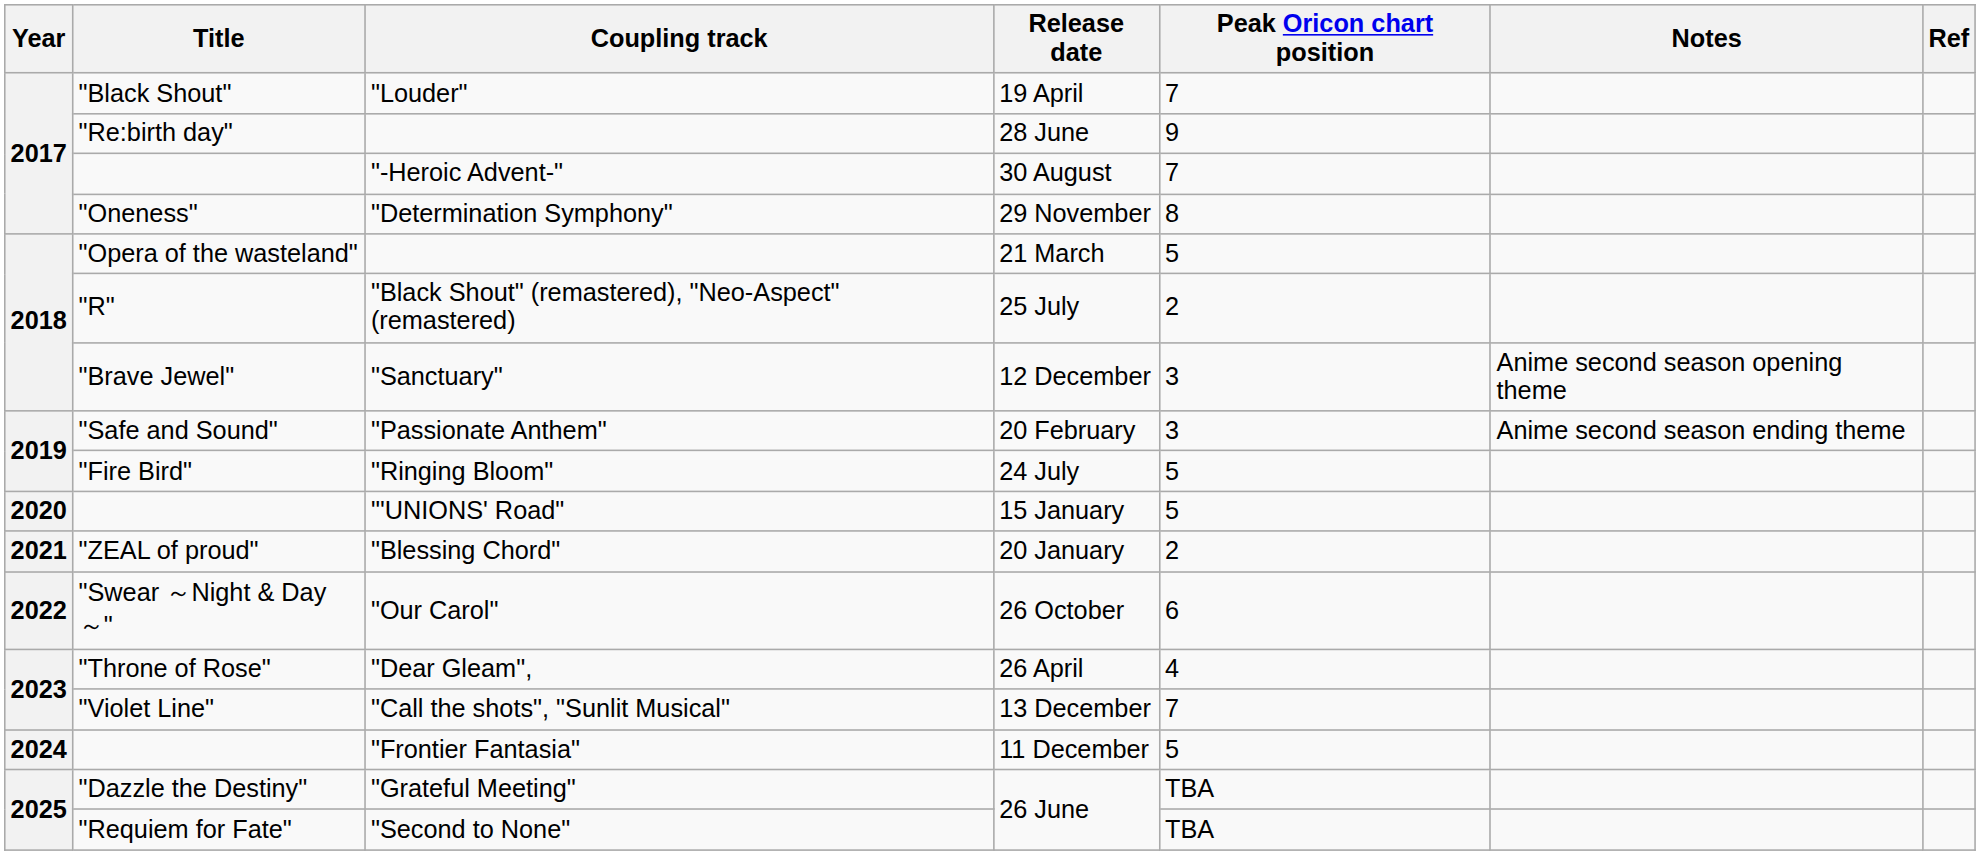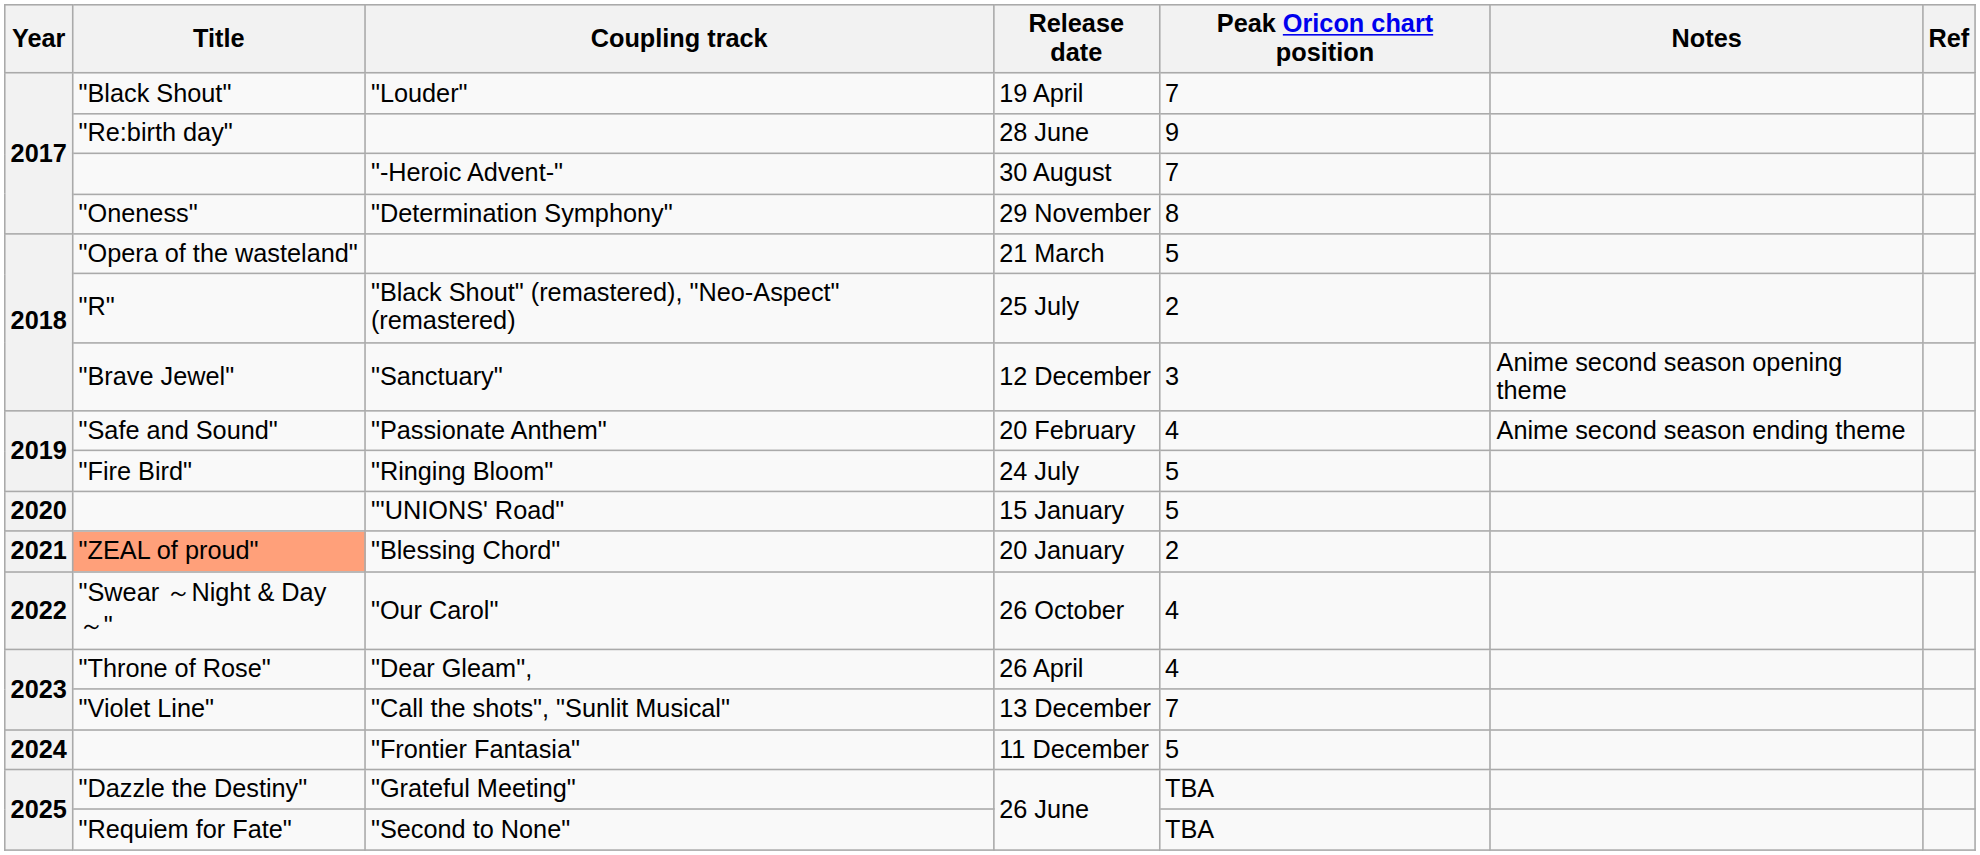(1172, 430) 3 -> (1172, 430) 4
(169, 550) no background -> (169, 550) lightsalmon background
(1172, 609) 6 -> (1172, 609) 4
